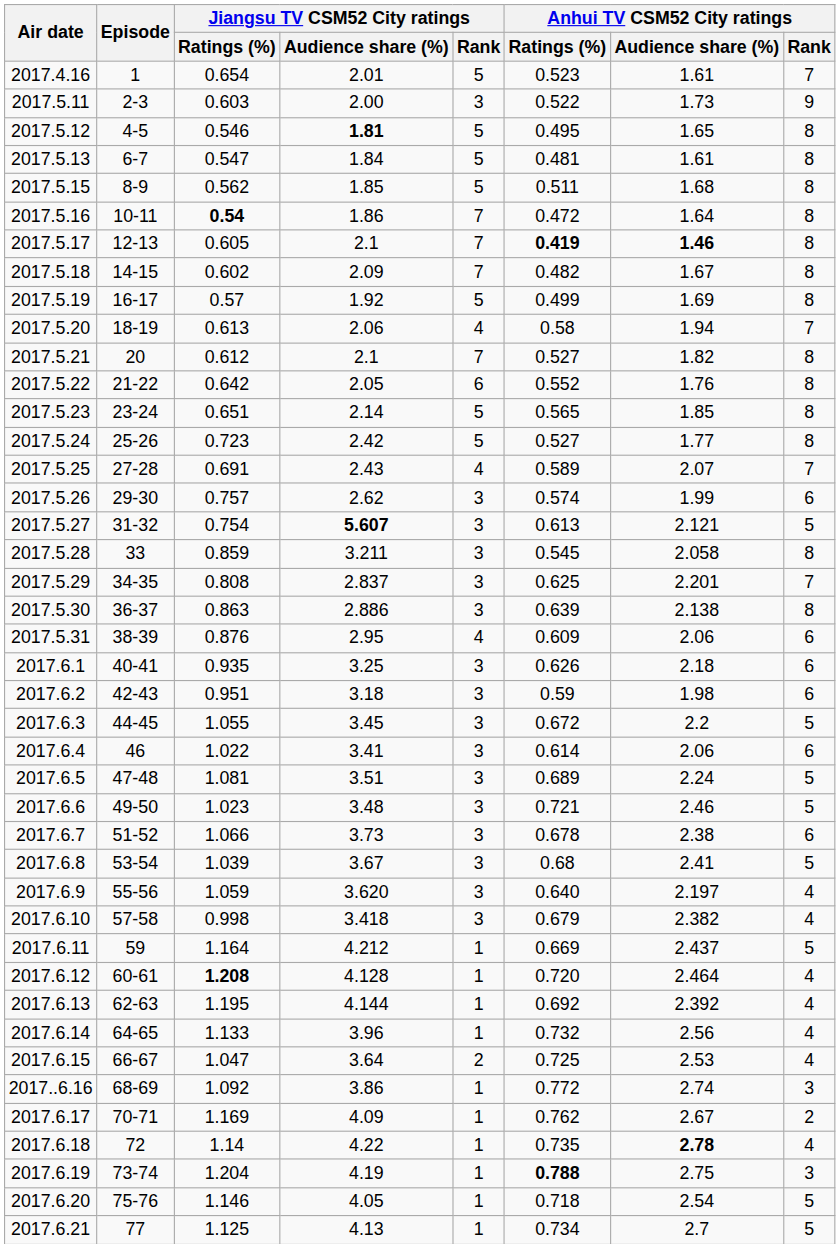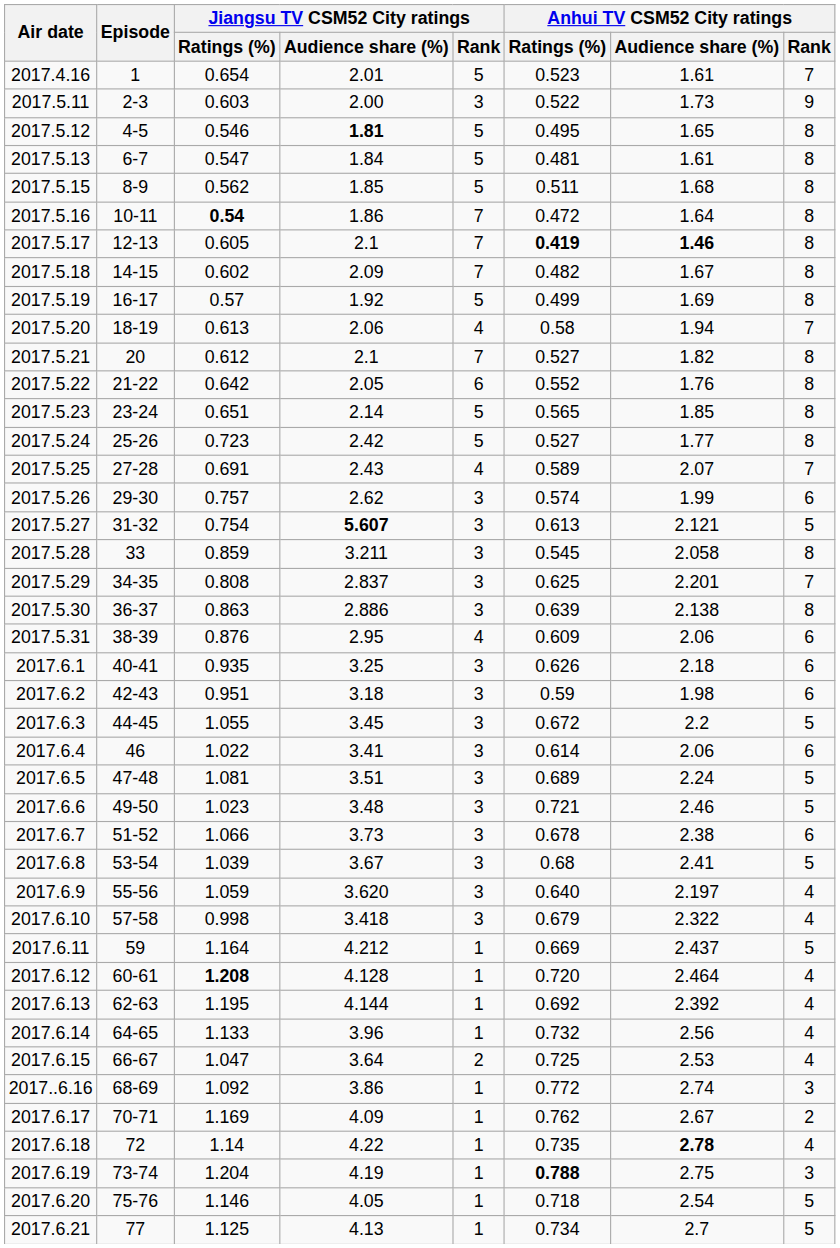(697, 919) 2.382 -> (697, 919) 2.322
